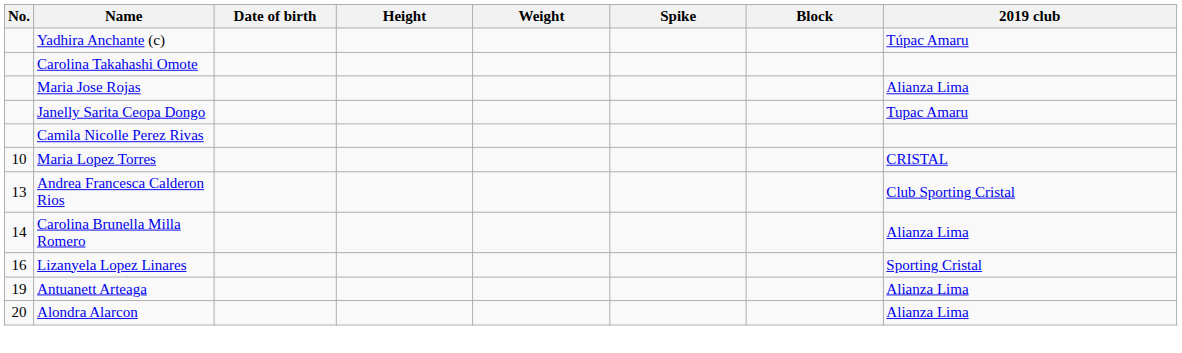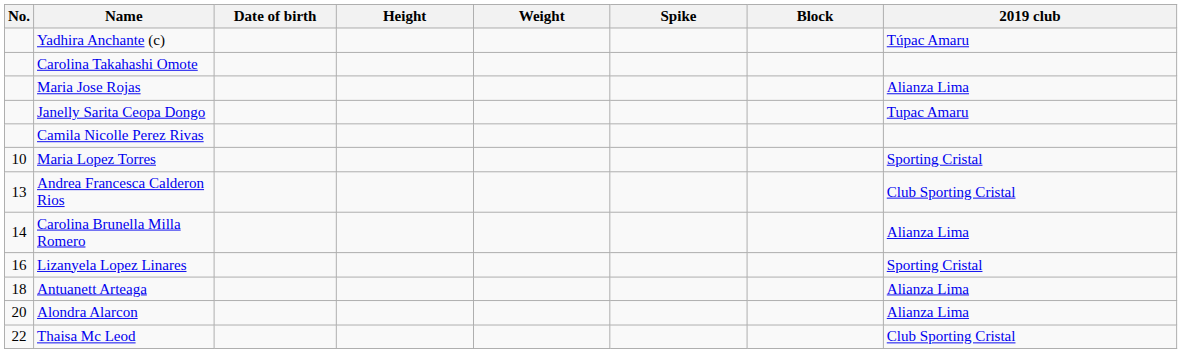(917, 159) CRISTAL -> (935, 159) Sporting Cristal
(19, 288) 19 -> (19, 288) 18
+ row: (86, 336)
